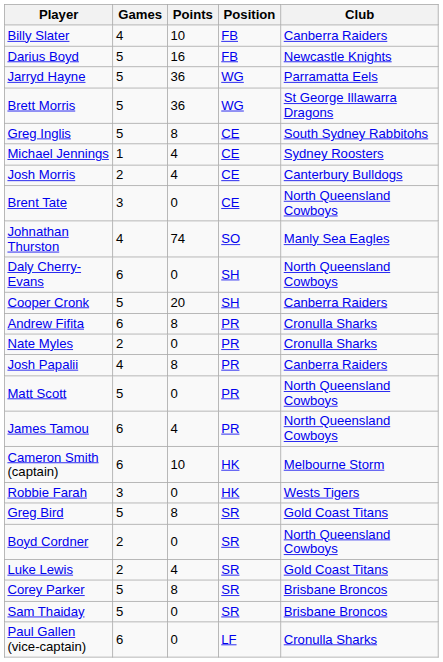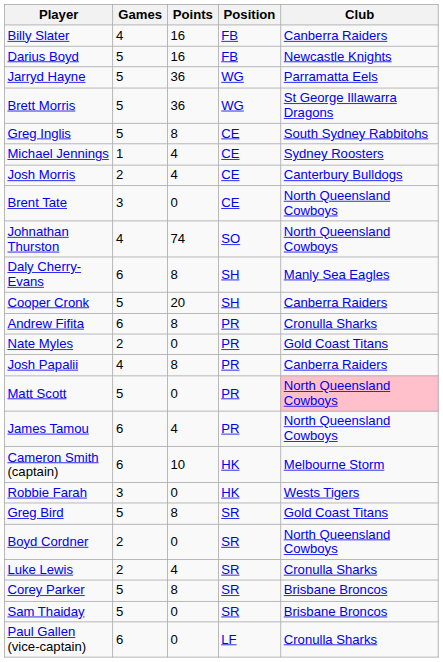(178, 35) 10 -> (178, 35) 16
(337, 239) Manly Sea Eagles -> (337, 239) North Queensland Cowboys
(174, 274) 0 -> (174, 274) 8
(337, 274) North Queensland Cowboys -> (337, 274) Manly Sea Eagles
(330, 344) Cronulla Sharks -> (336, 344) Gold Coast Titans
(337, 393) no background -> (337, 393) pink background
(336, 569) Gold Coast Titans -> (330, 569) Cronulla Sharks
